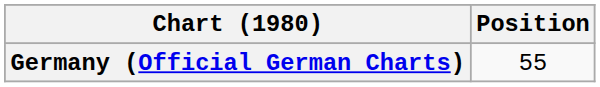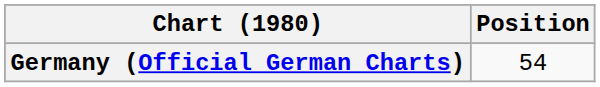(533, 63) 55 -> (533, 63) 54
